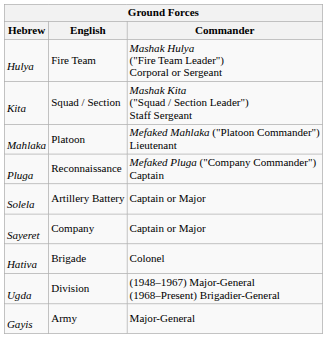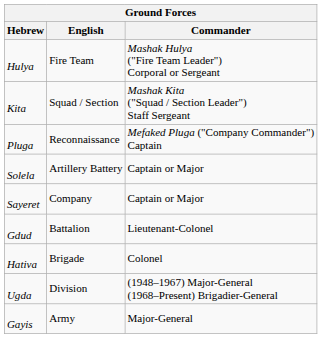- row: (27, 145)
+ row: (19, 235)
